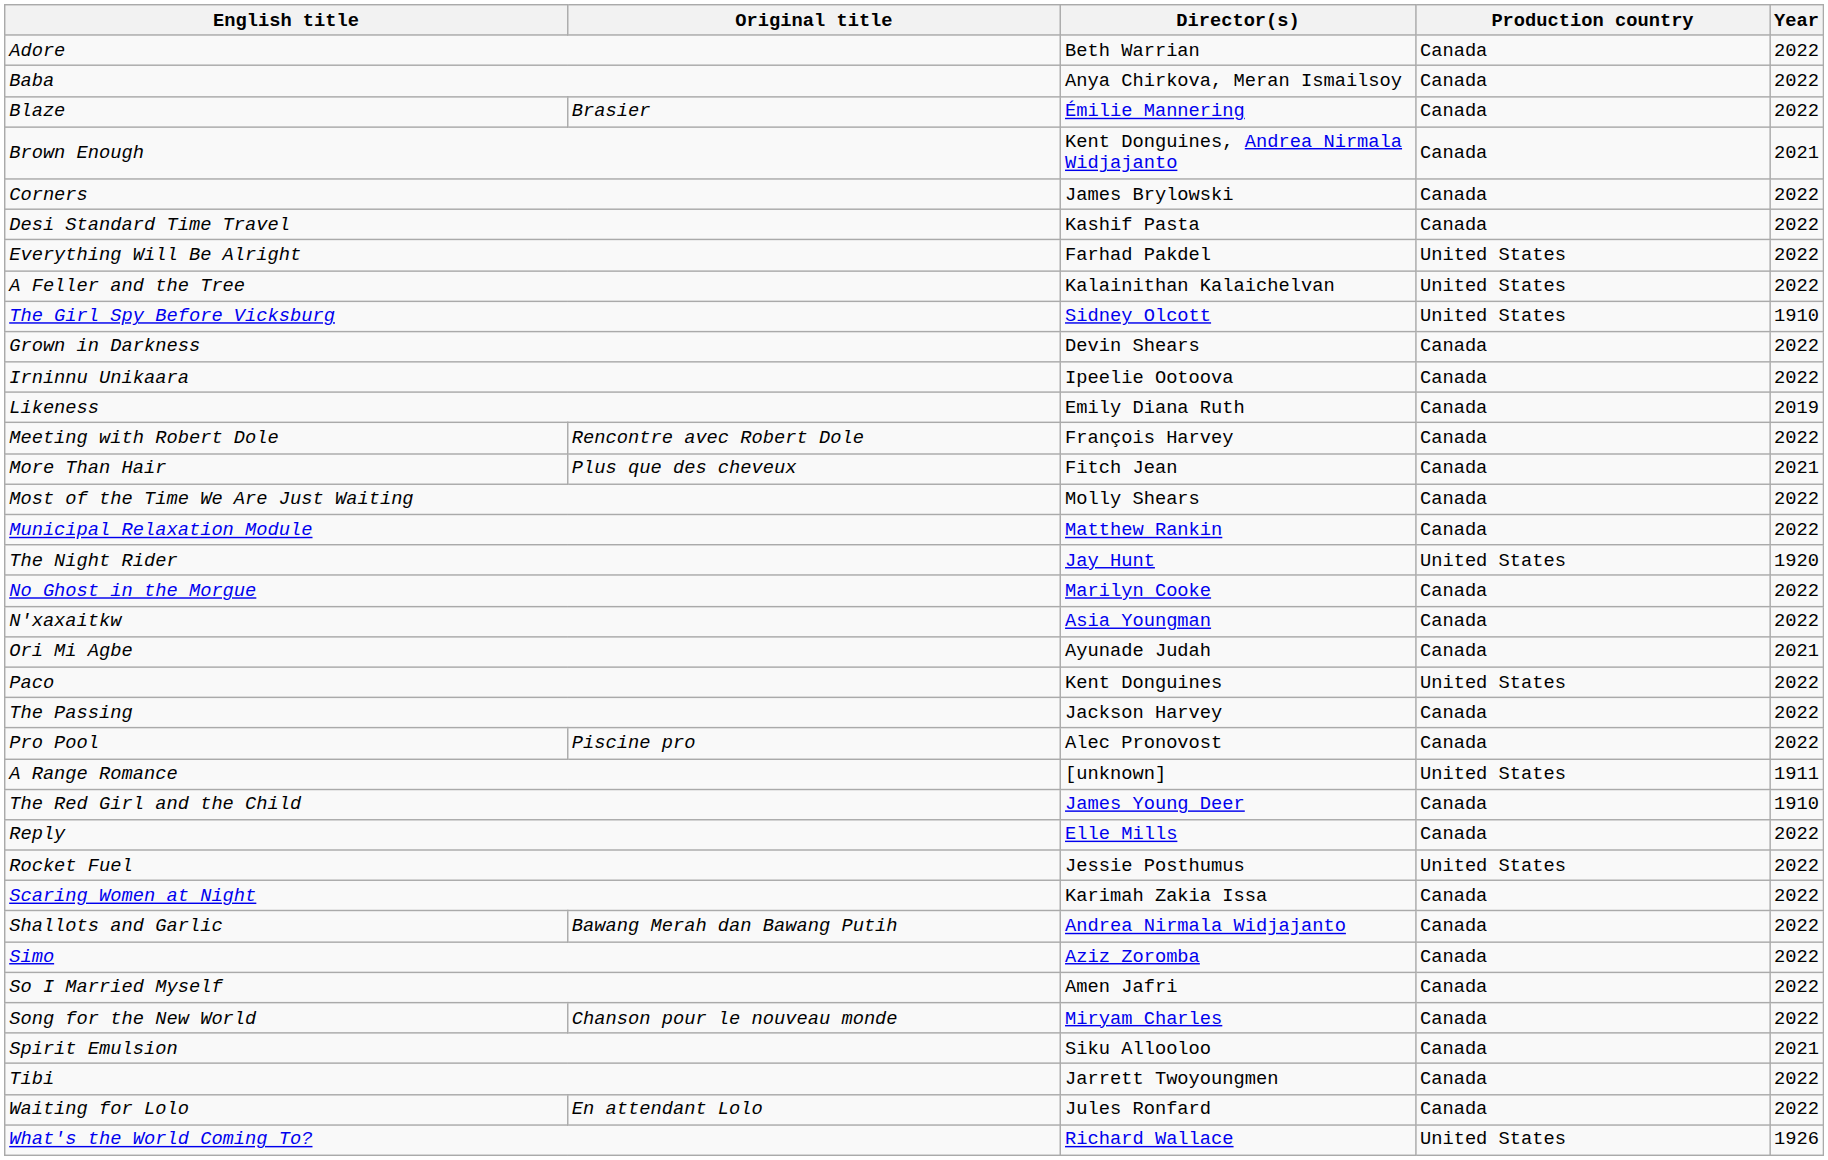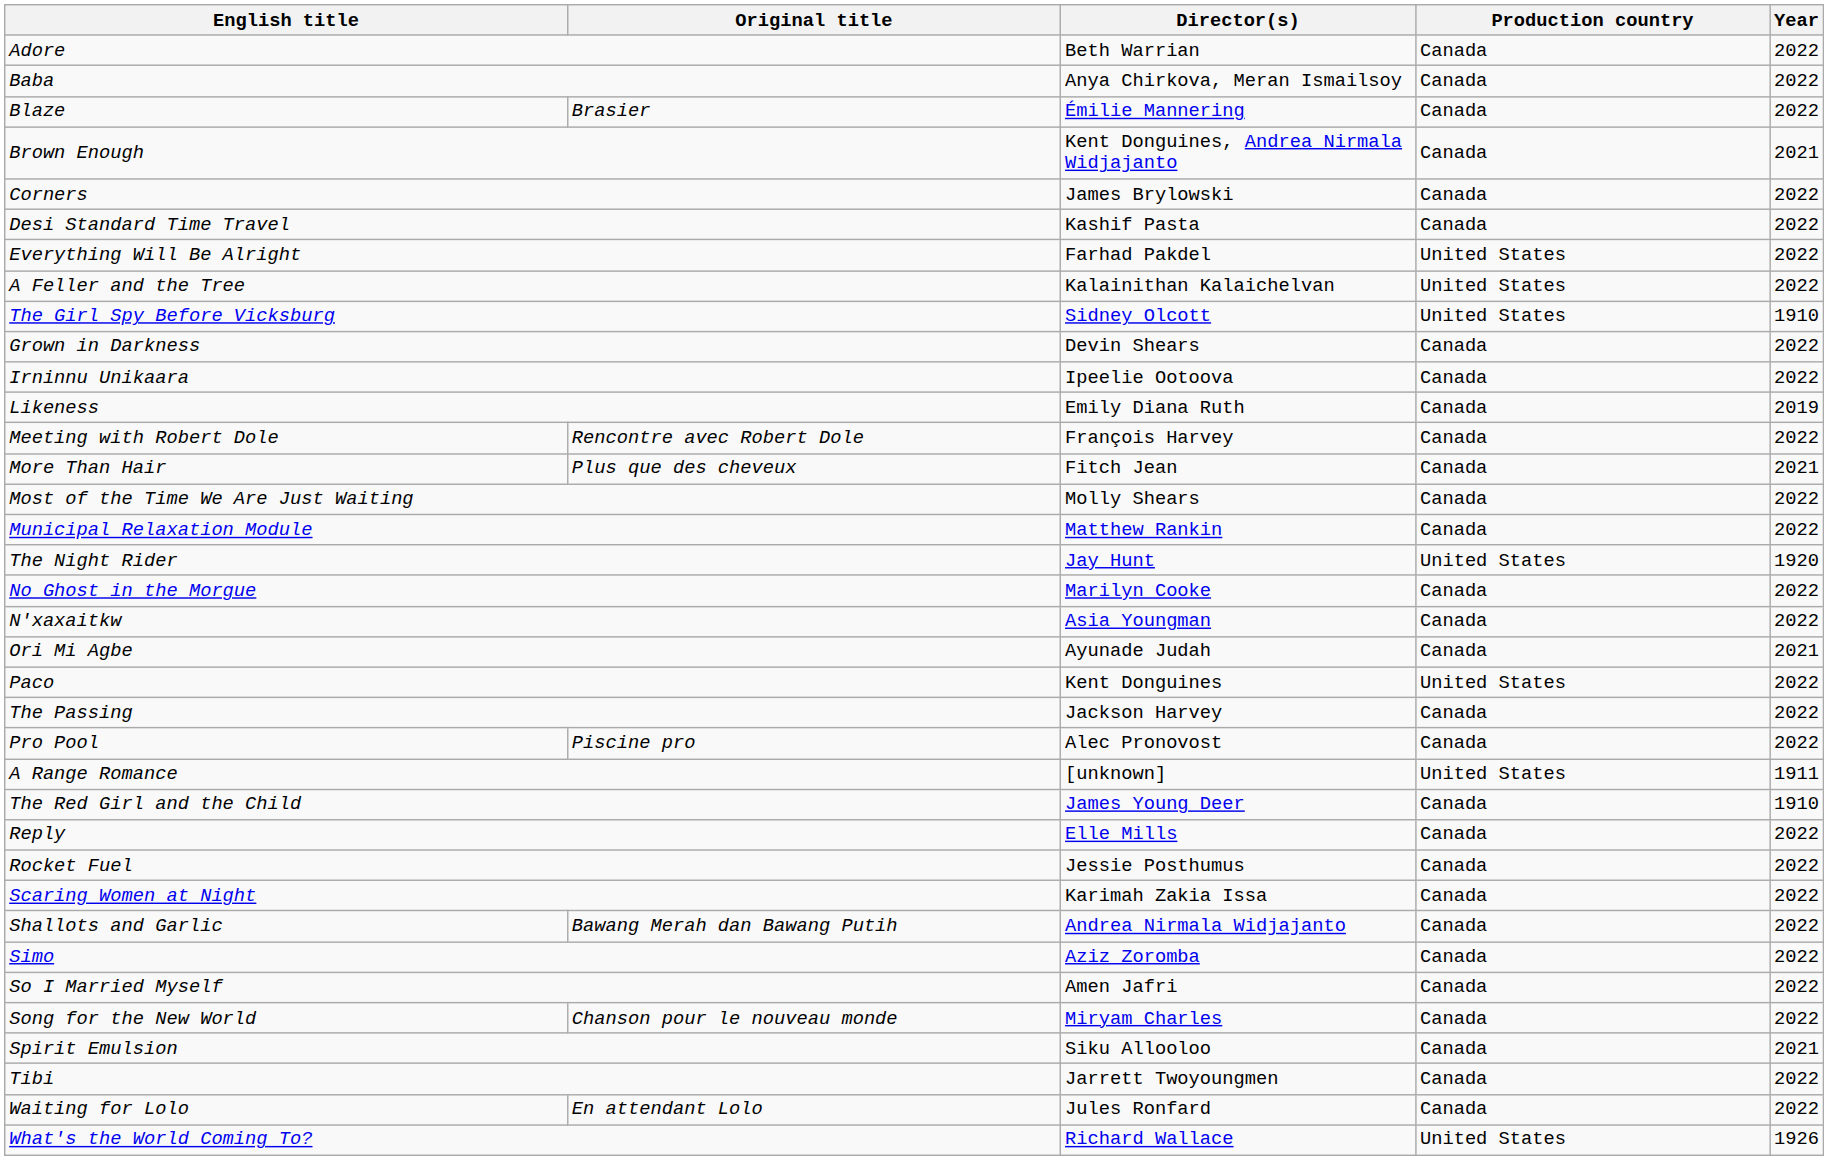(1493, 865) United States -> (1454, 865) Canada
